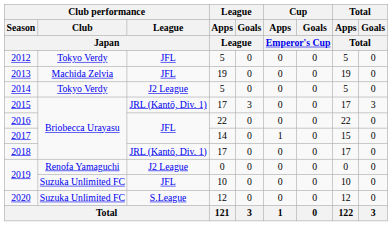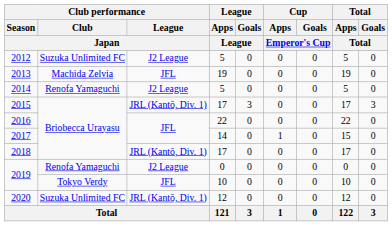(82, 58) Tokyo Verdy -> (82, 58) Suzuka Unlimited FC
(168, 58) JFL -> (168, 58) J2 League
(82, 89) Tokyo Verdy -> (82, 89) Renofa Yamaguchi
(82, 182) Suzuka Unlimited FC -> (82, 182) Tokyo Verdy
(168, 197) S.League -> (168, 197) JRL (Kantō, Div. 1)
